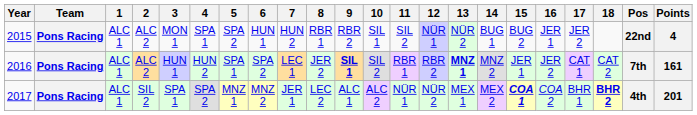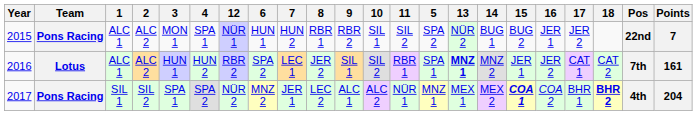columns swapped: (234, 13) <-> (434, 13)
(673, 36) 4 -> (673, 36) 7
(70, 66) Pons Racing -> (70, 66) Lotus
(349, 66) bold -> (349, 66) normal
(119, 95) ALC 1 -> (119, 95) SIL 1
(673, 95) 201 -> (673, 95) 204
